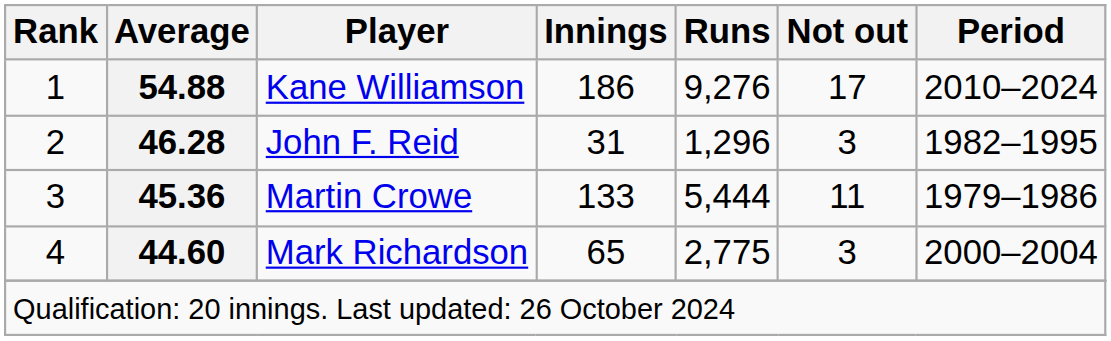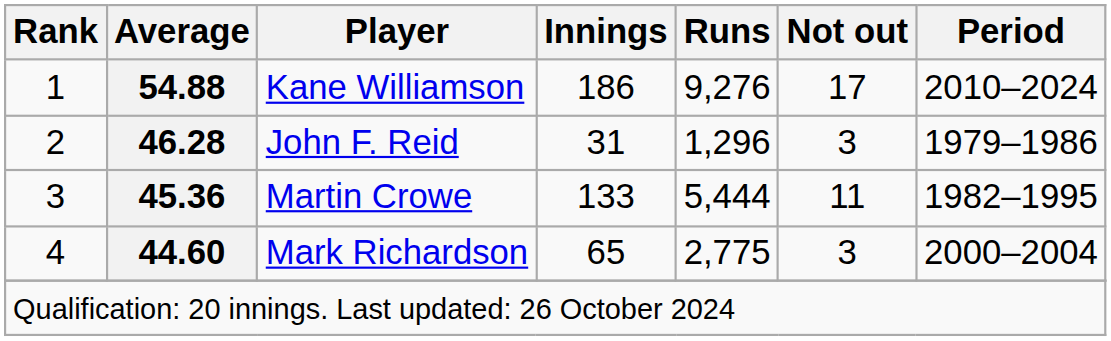(1011, 142) 1982–1995 -> (1011, 142) 1979–1986
(1011, 197) 1979–1986 -> (1011, 197) 1982–1995
